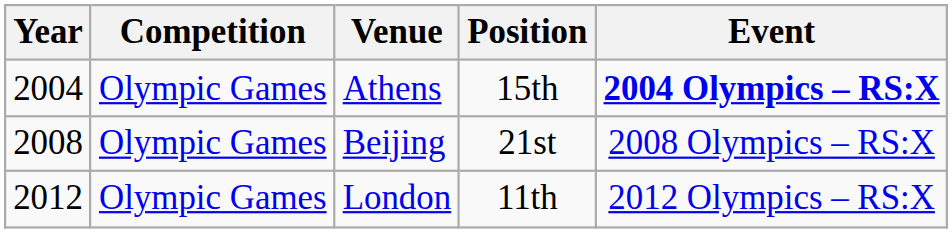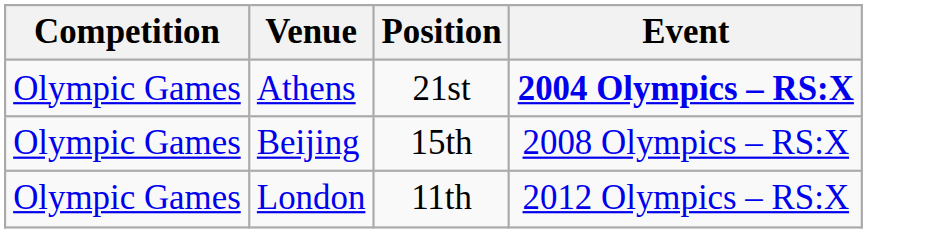- column: (48, 32)
(527, 87) 15th -> (442, 87) 21st
(527, 142) 21st -> (442, 142) 15th
